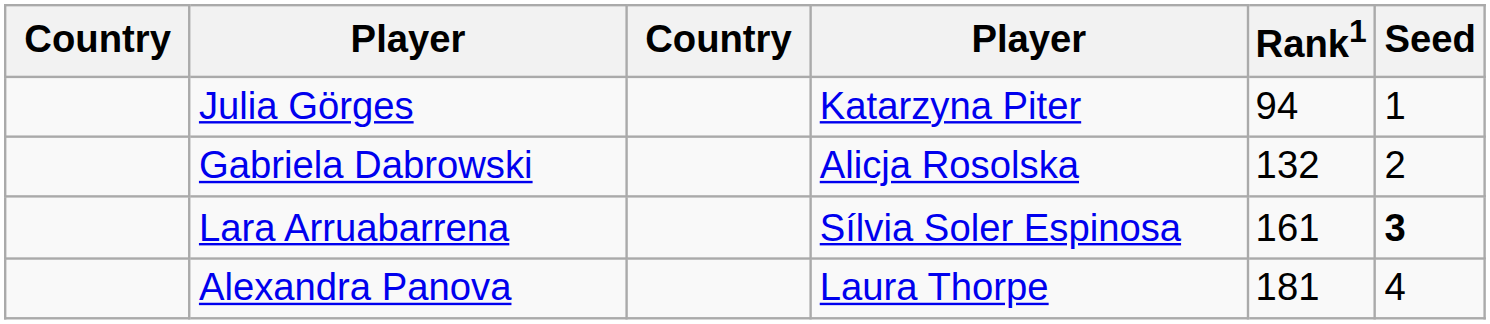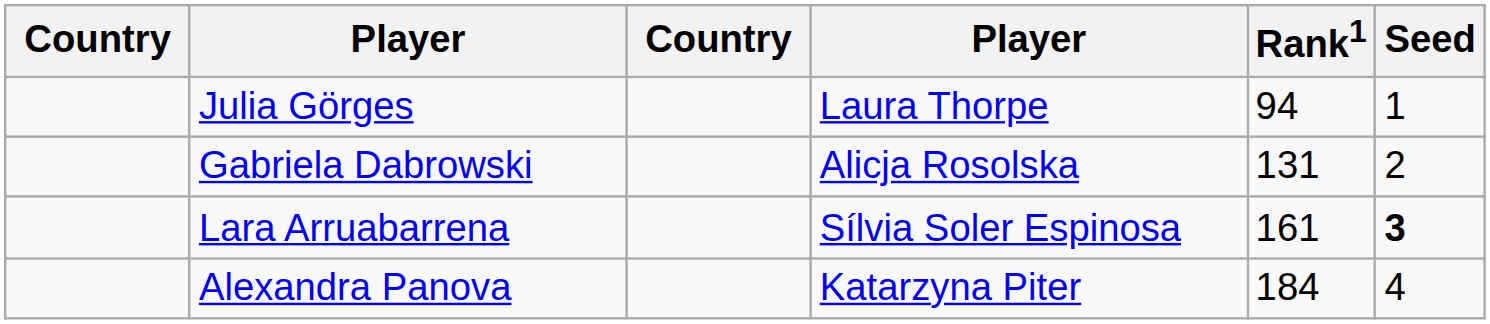(950, 105) Katarzyna Piter -> (934, 105) Laura Thorpe
(1288, 166) 132 -> (1288, 166) 131
(934, 287) Laura Thorpe -> (950, 287) Katarzyna Piter
(1288, 287) 181 -> (1288, 287) 184
